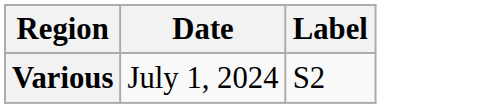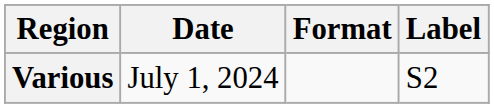+ column: (342, 28)
